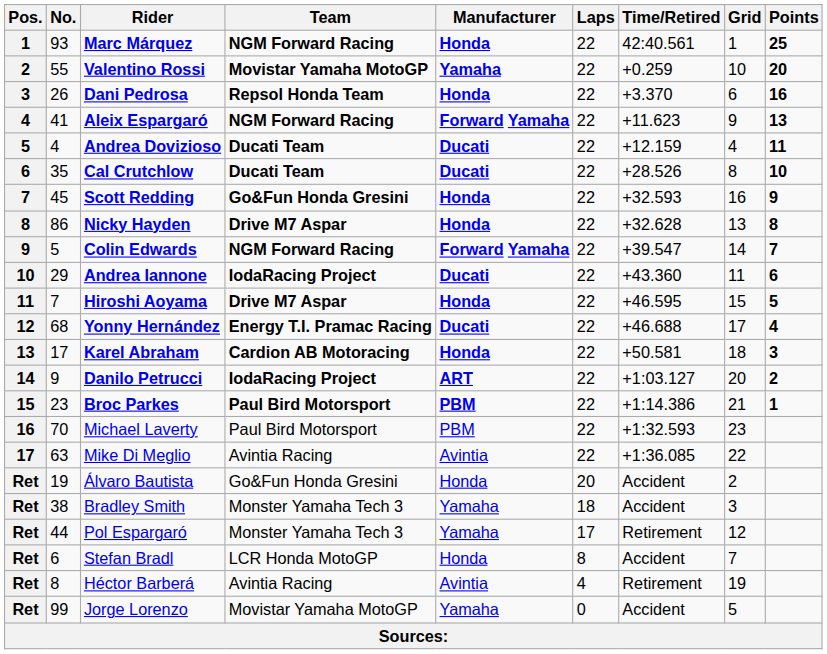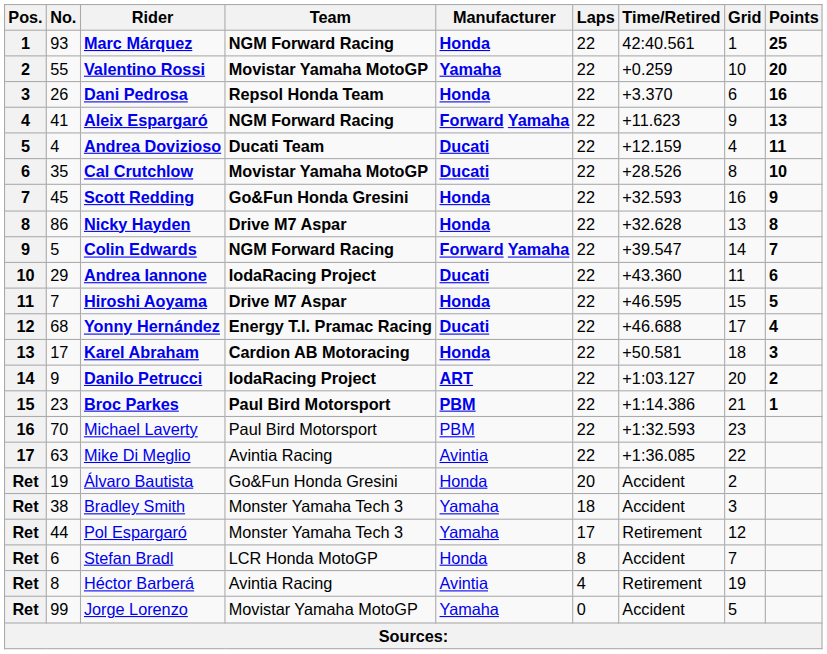(276, 172) Ducati Team -> (328, 172) Movistar Yamaha MotoGP
